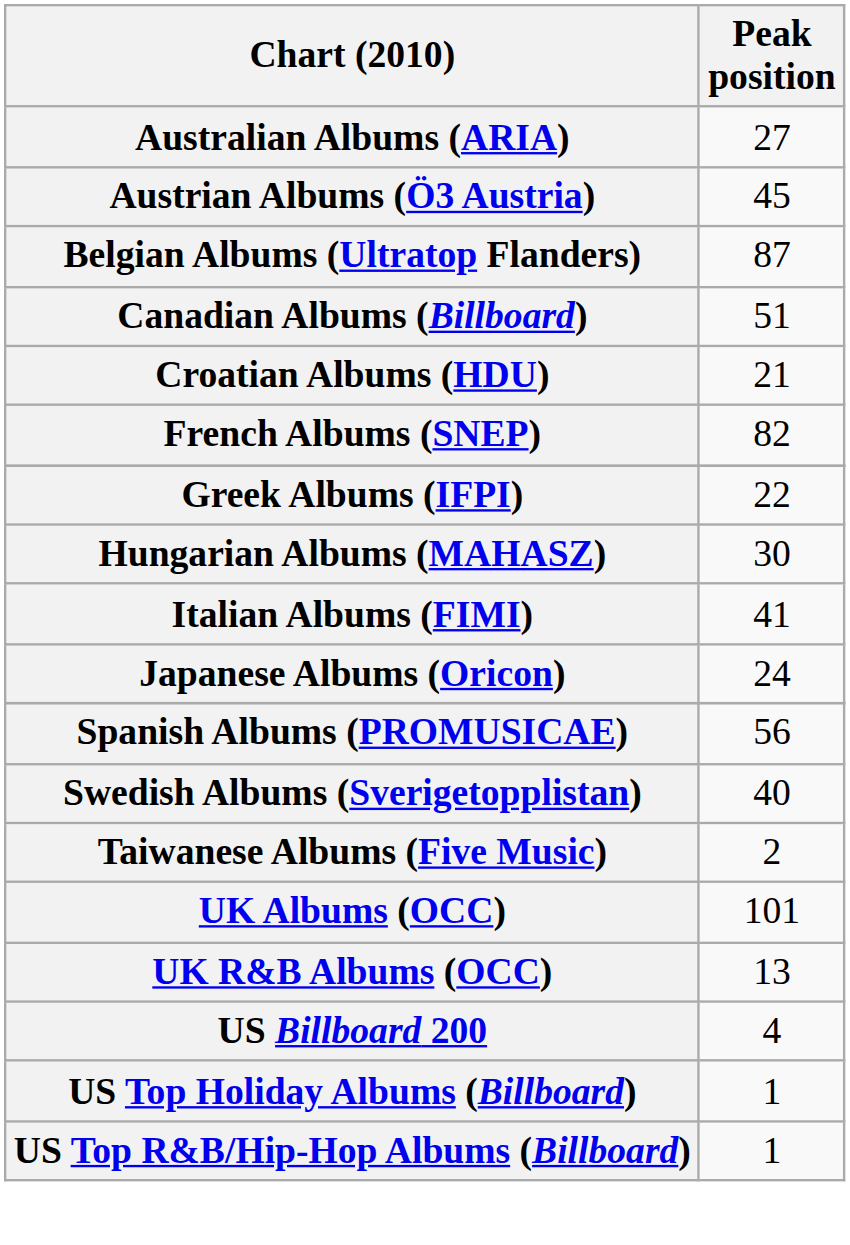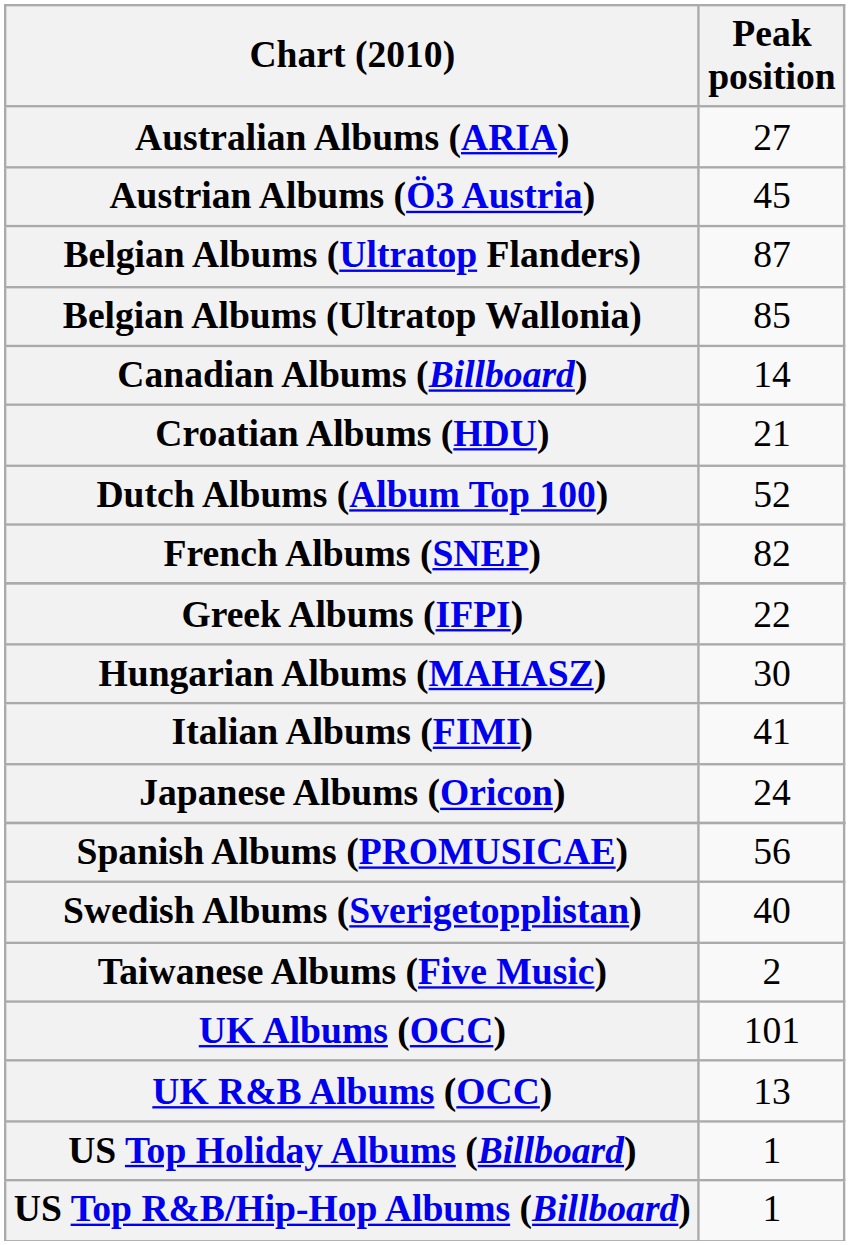+ row: (352, 315)
(772, 315) 51 -> (772, 374) 14
+ row: (352, 494)
- row: (352, 1030)
